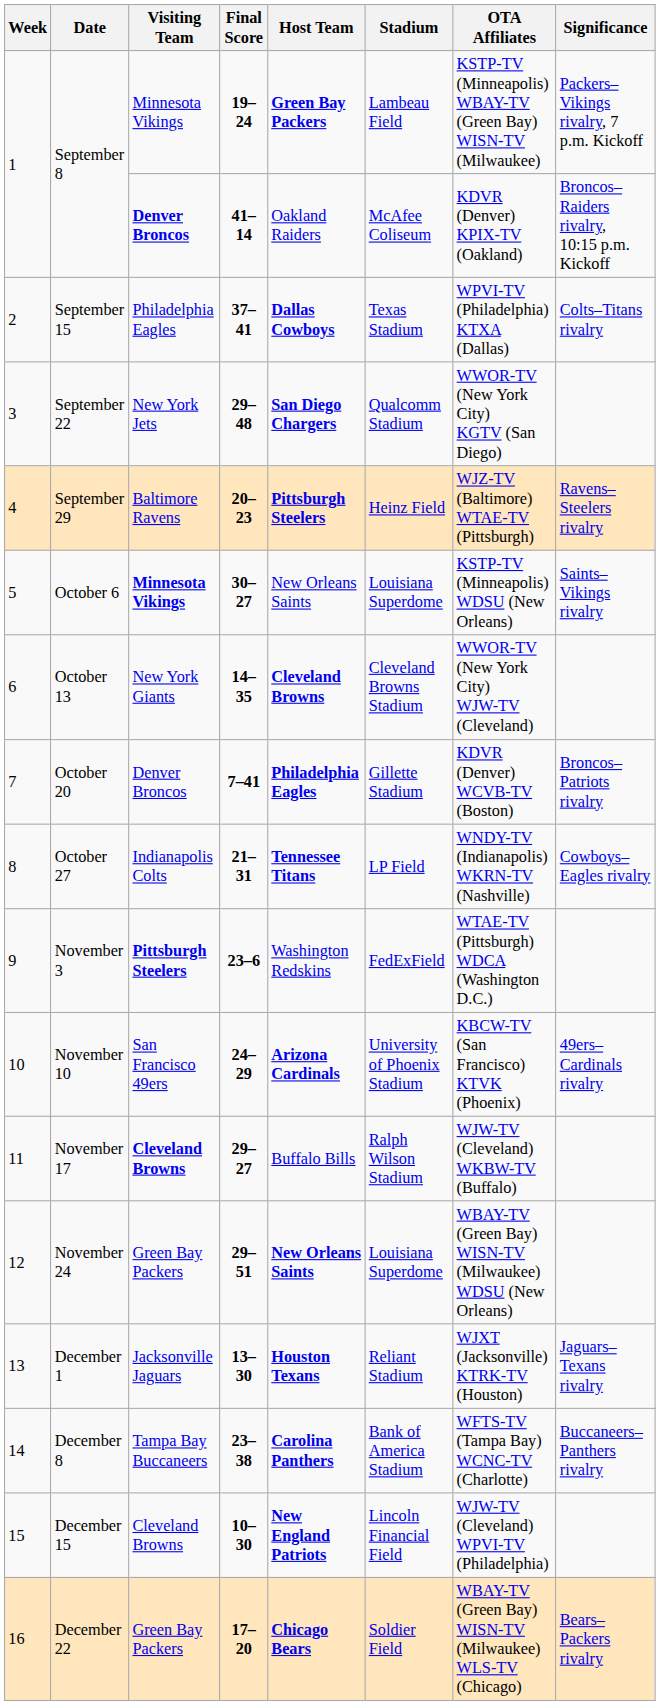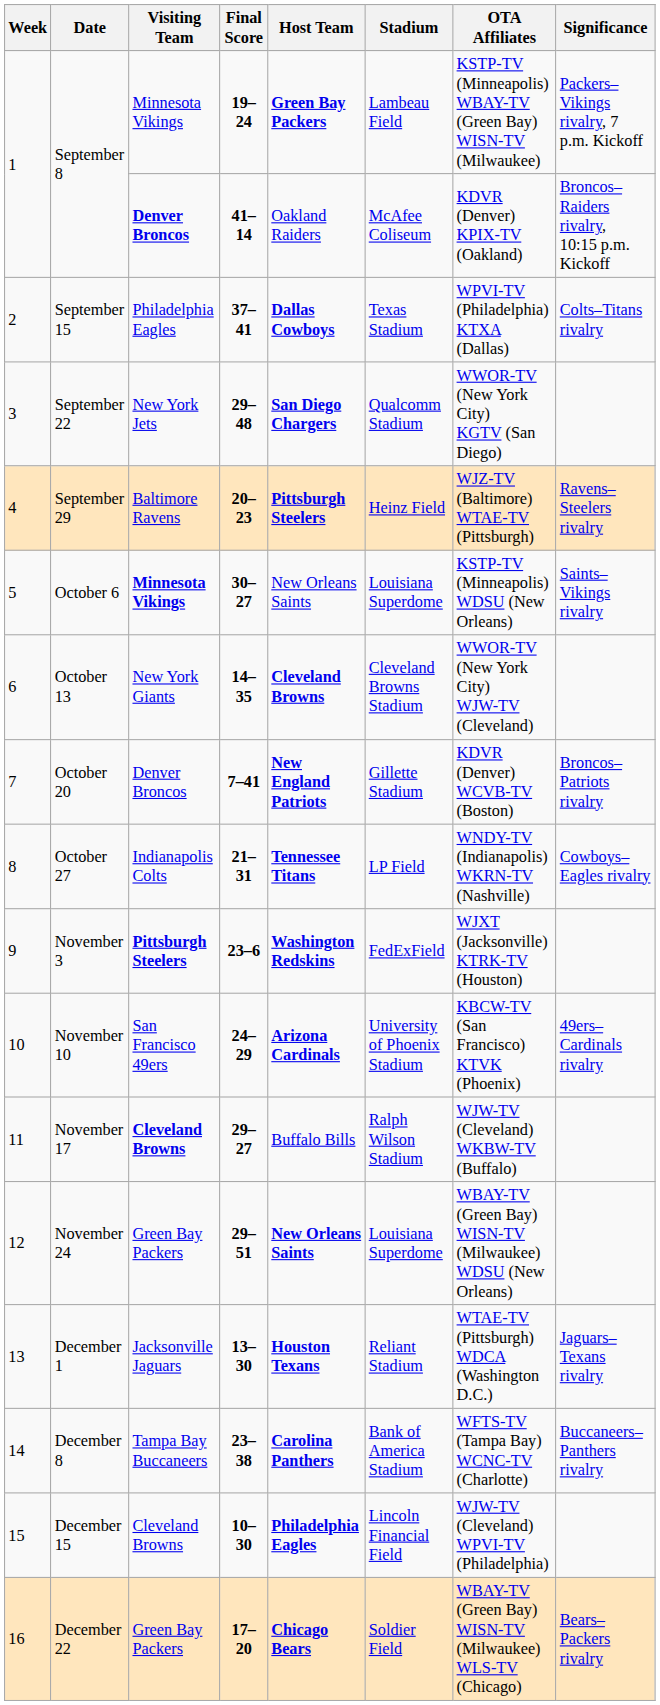(315, 781) Philadelphia Eagles -> (301, 781) New England Patriots
(310, 960) normal -> (313, 950) bold
(498, 960) WTAE-TV (Pittsburgh) WDCA (Washington D.C.) -> (502, 950) WJXT (Jacksonville) KTRK-TV (Houston)
(502, 1366) WJXT (Jacksonville) KTRK-TV (Houston) -> (498, 1356) WTAE-TV (Pittsburgh) WDCA (Washington D.C.)
(301, 1535) New England Patriots -> (315, 1535) Philadelphia Eagles
